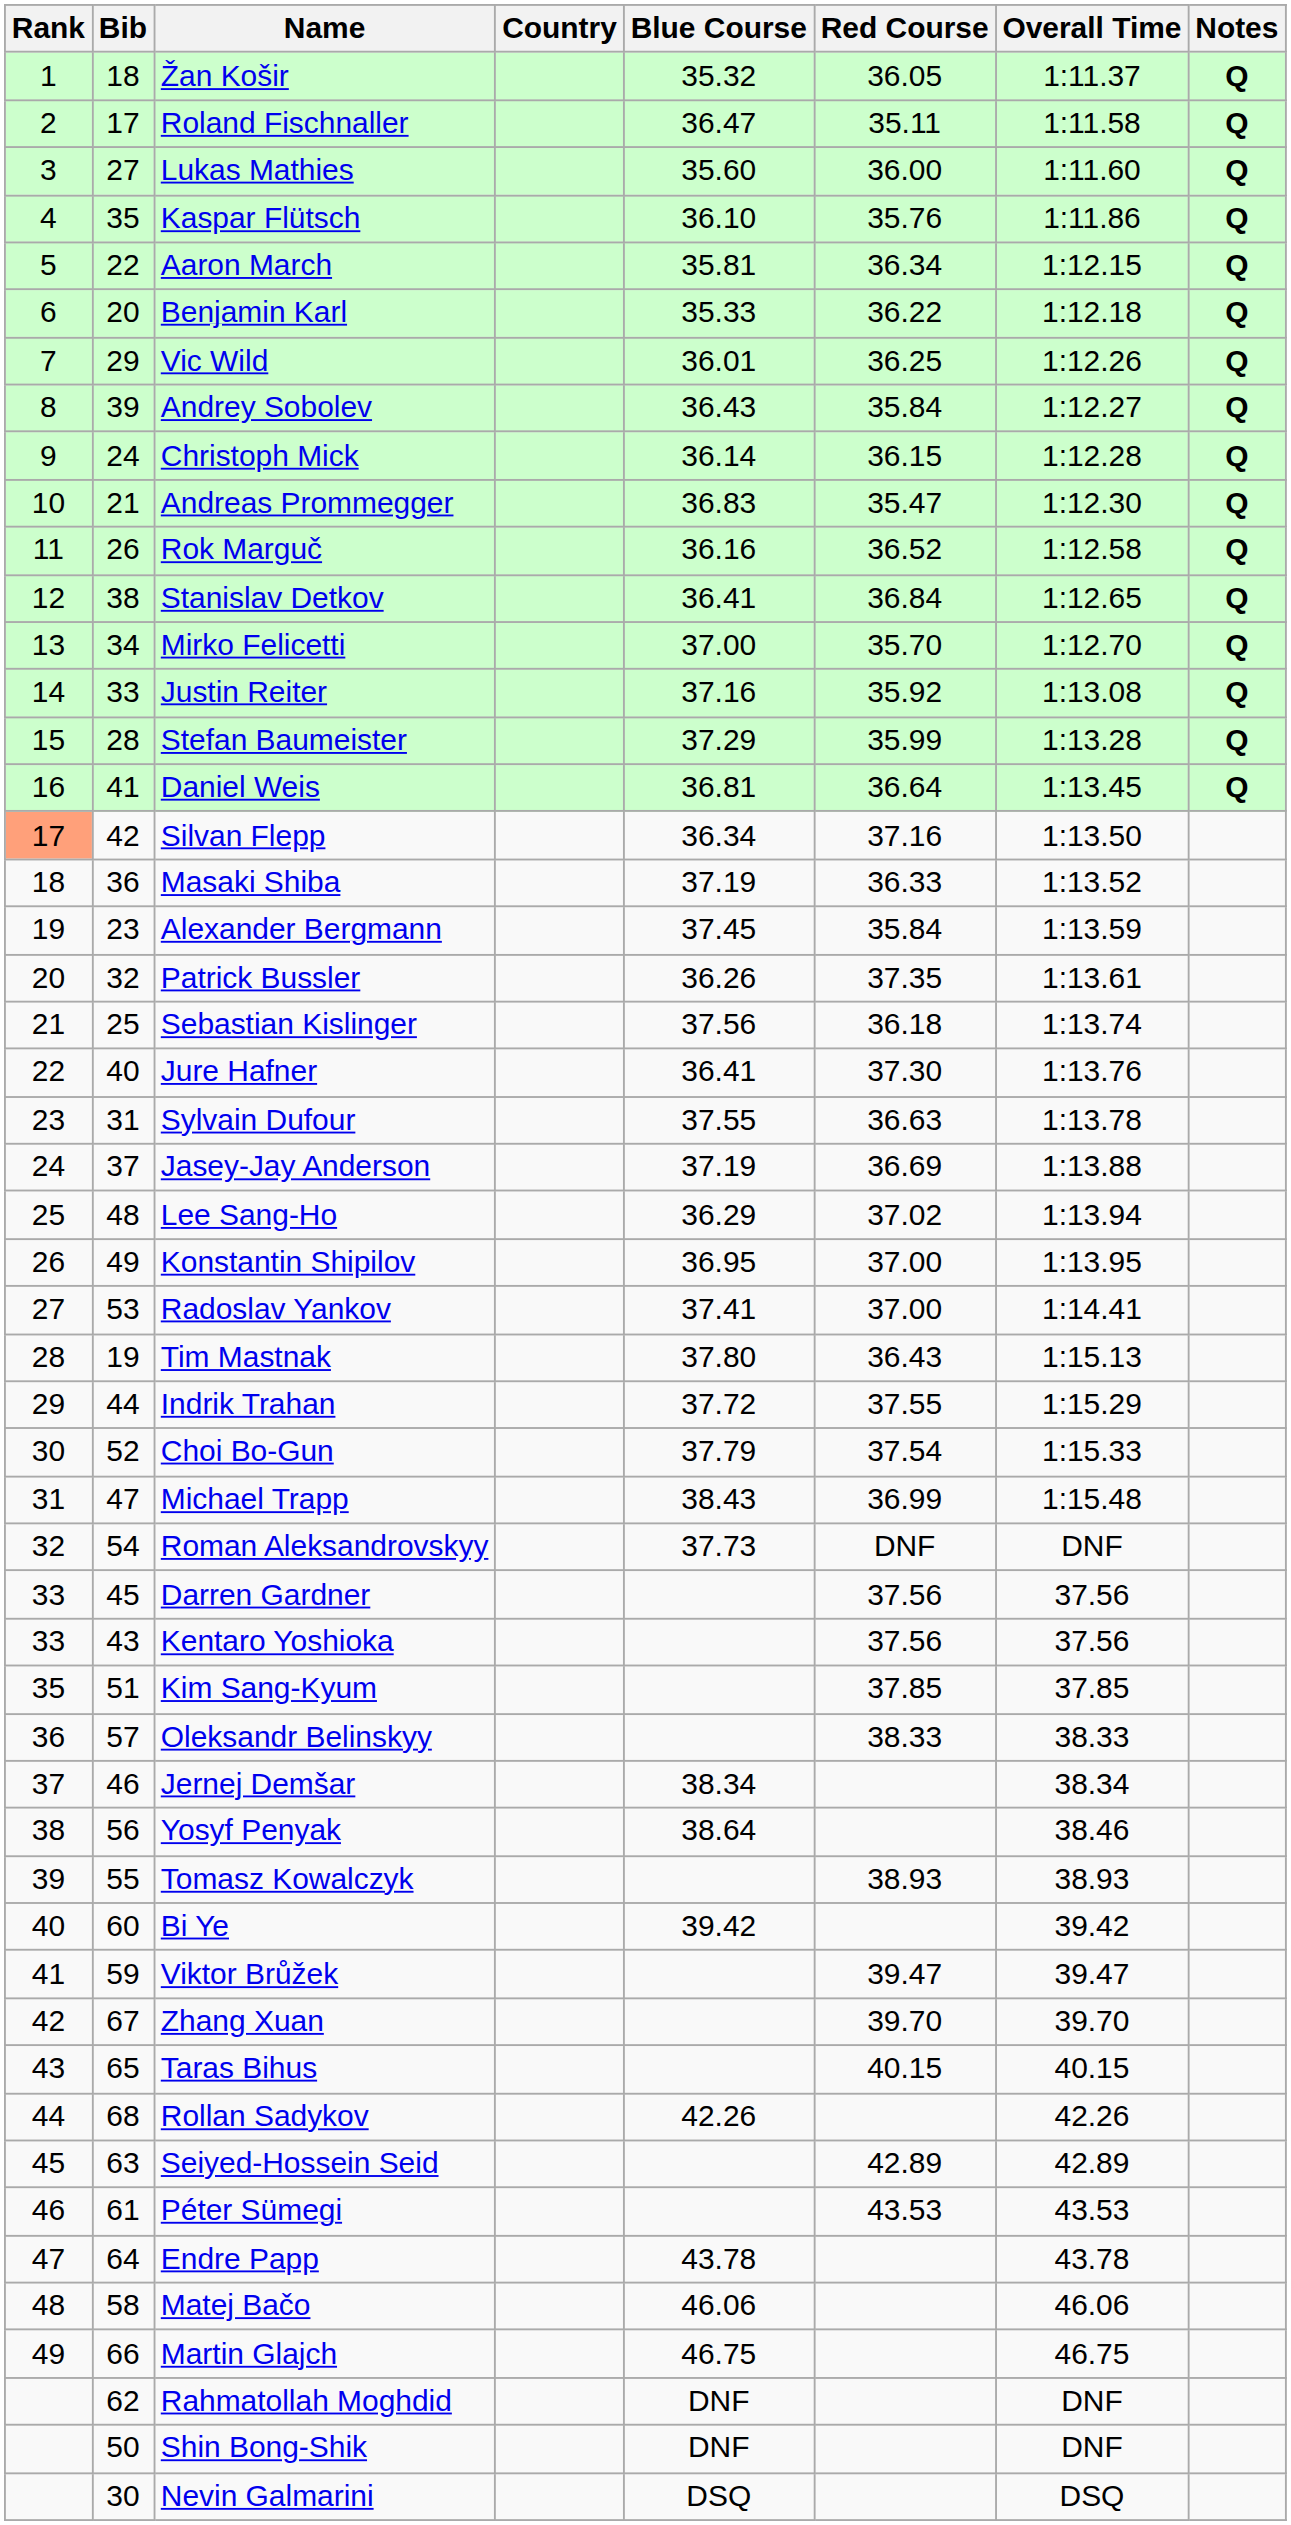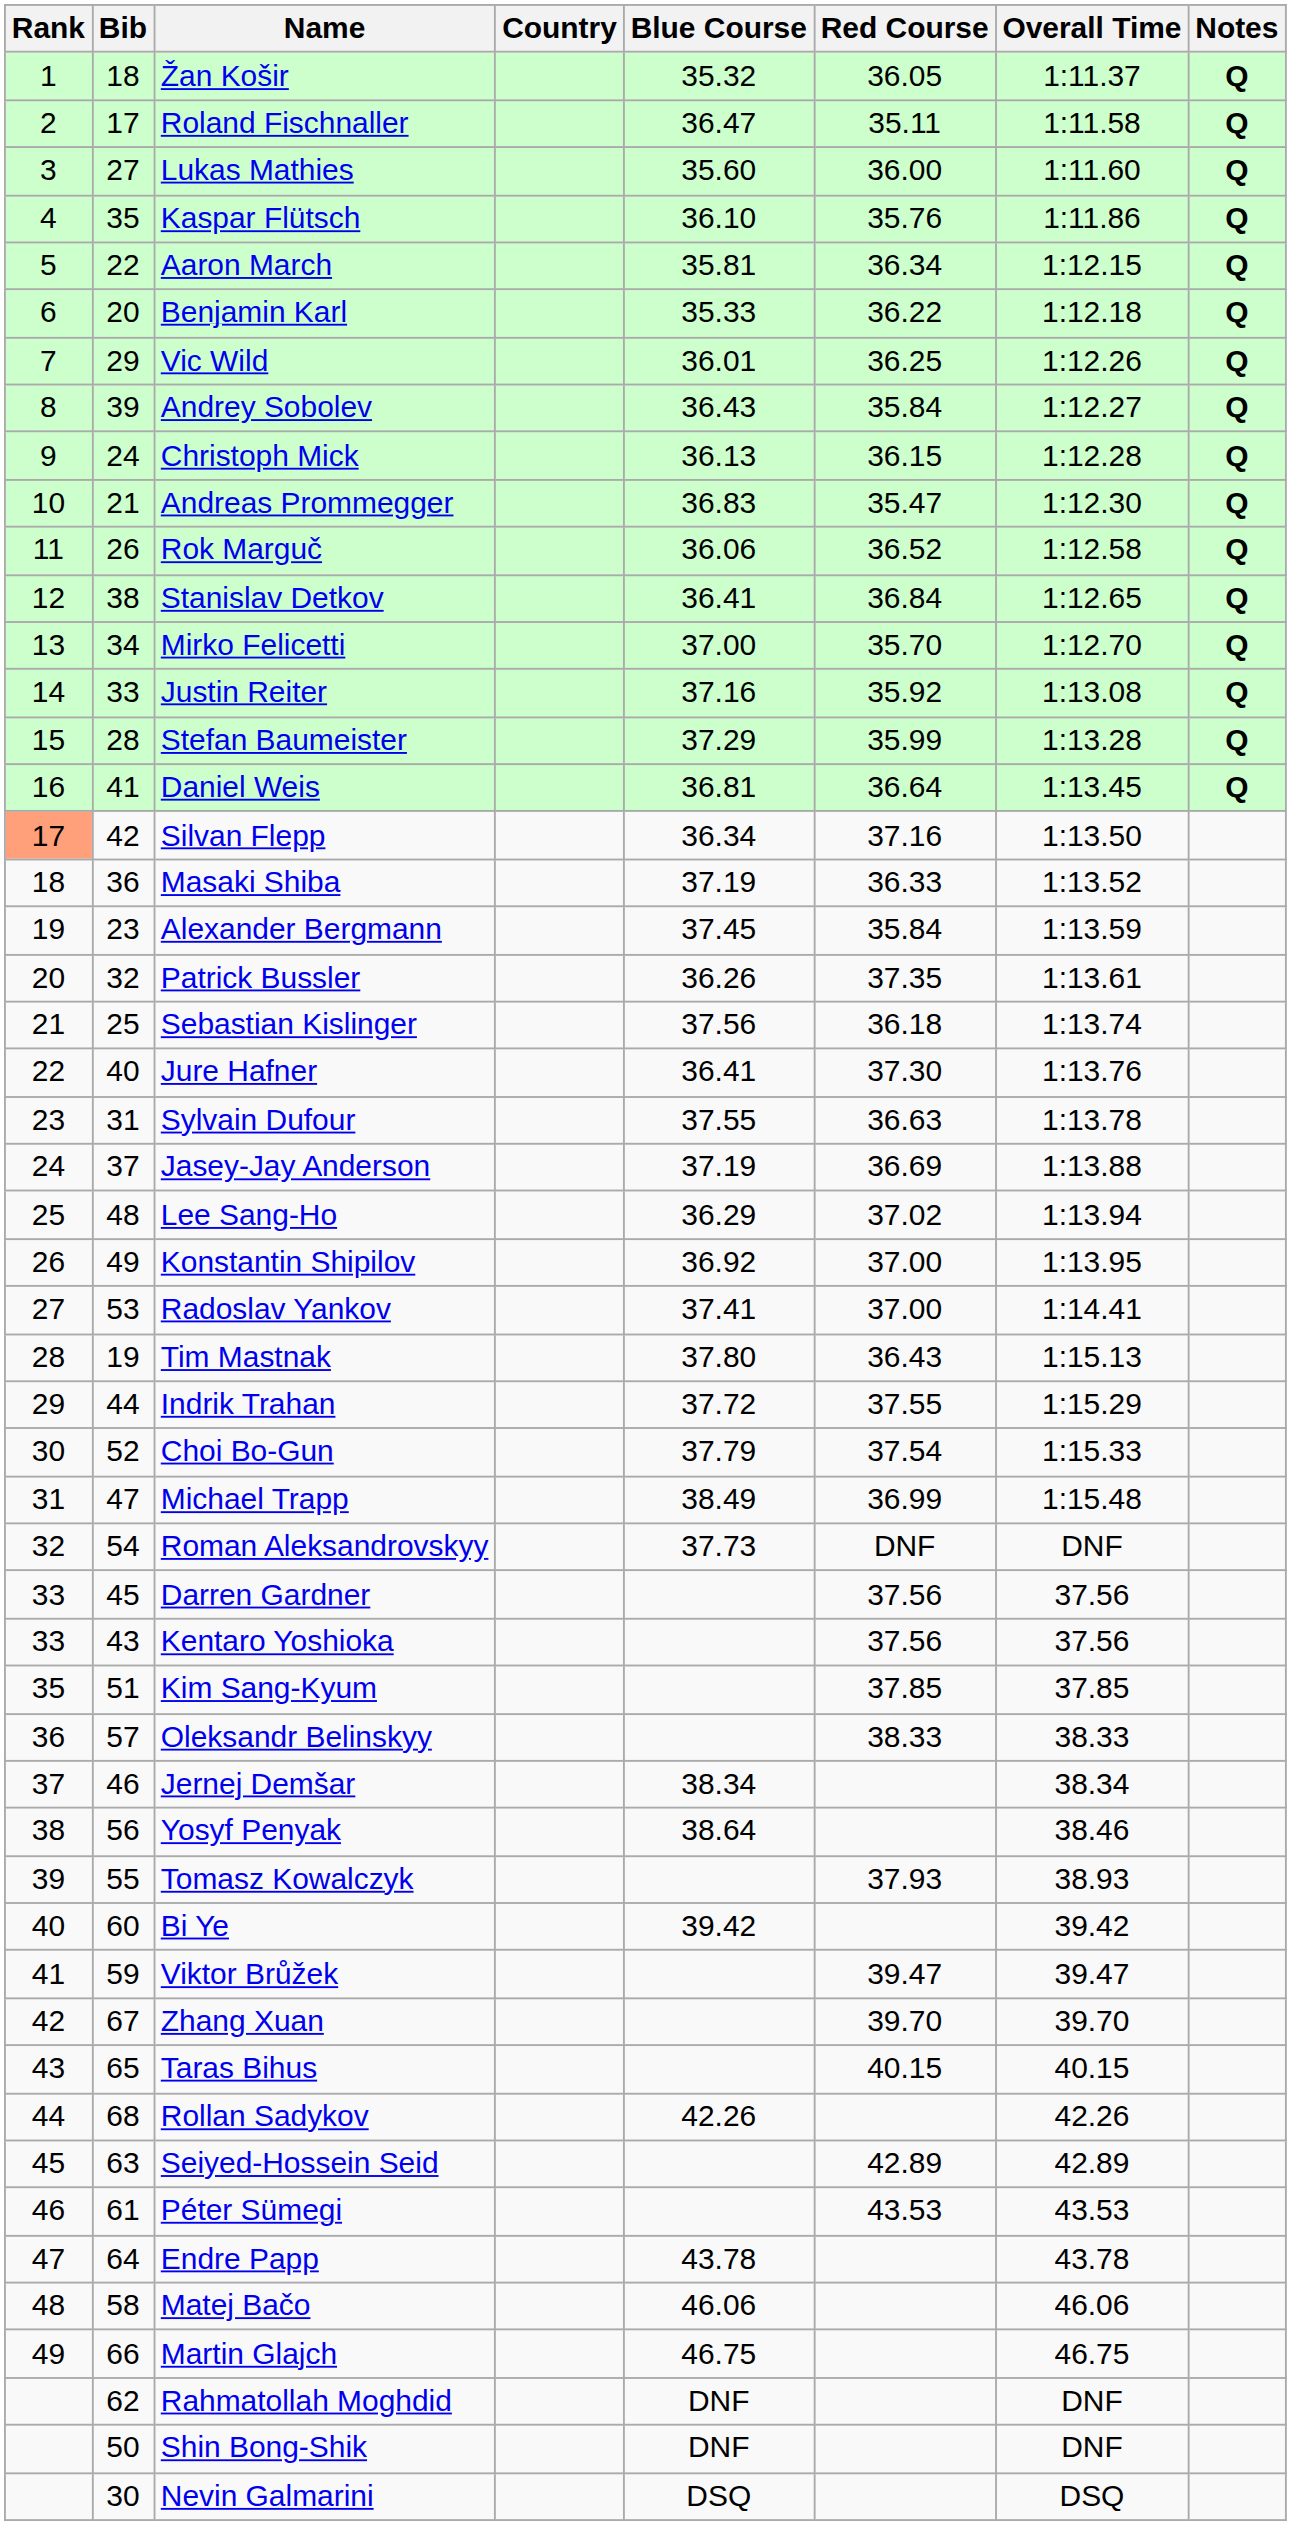(719, 455) 36.14 -> (719, 455) 36.13
(719, 550) 36.16 -> (719, 550) 36.06
(719, 1261) 36.95 -> (719, 1261) 36.92
(719, 1499) 38.43 -> (719, 1499) 38.49
(905, 1878) 38.93 -> (905, 1878) 37.93
